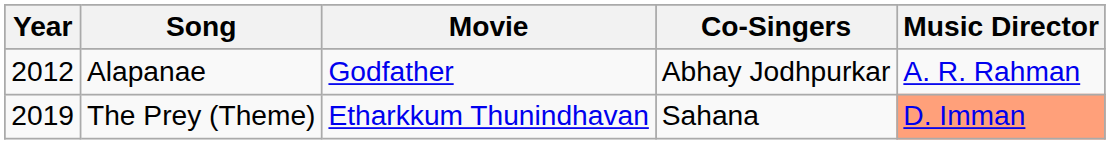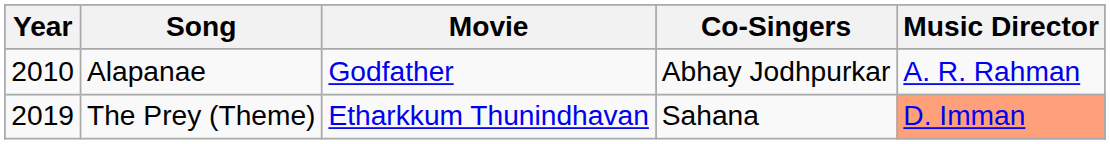(43, 71) 2012 -> (43, 71) 2010
